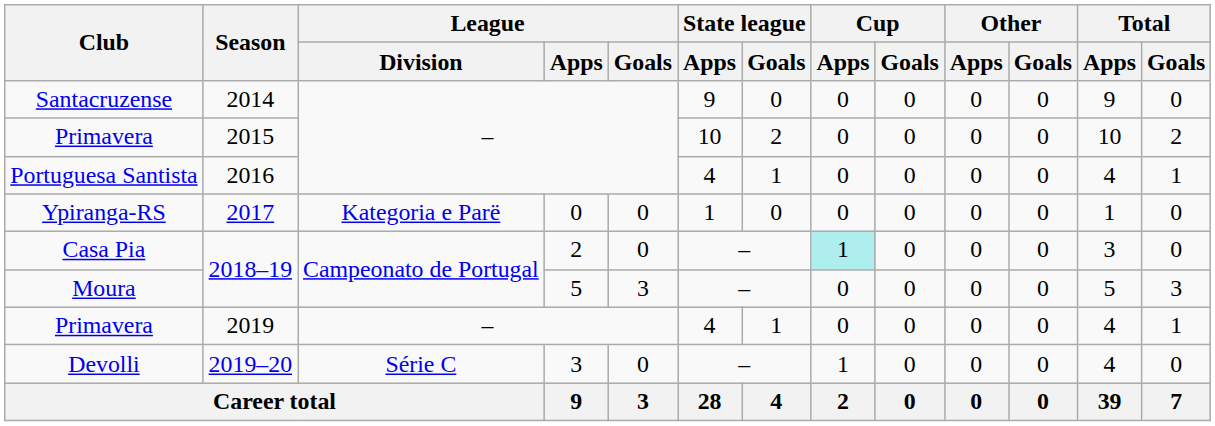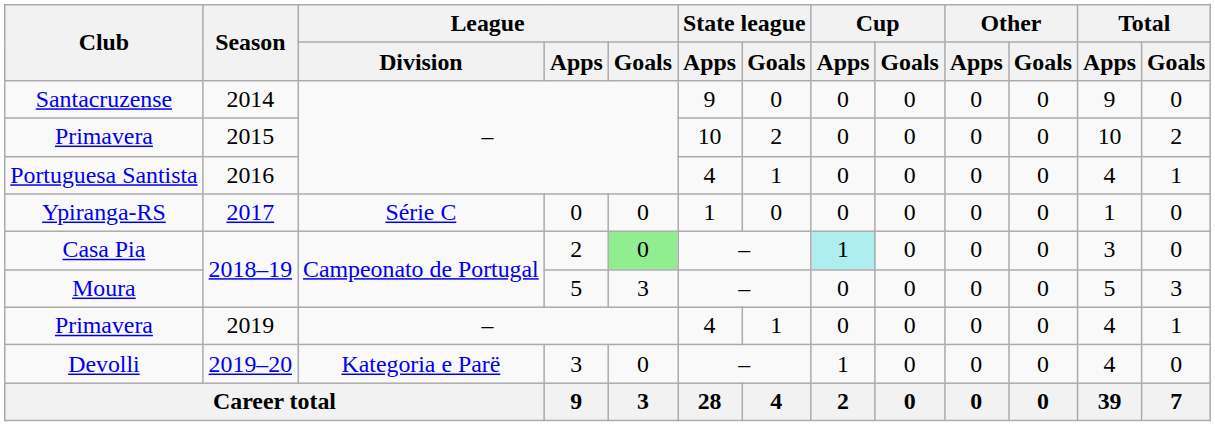(421, 212) Kategoria e Parë -> (421, 212) Série C
(643, 250) no background -> (643, 250) lightgreen background
(421, 363) Série C -> (421, 363) Kategoria e Parë
